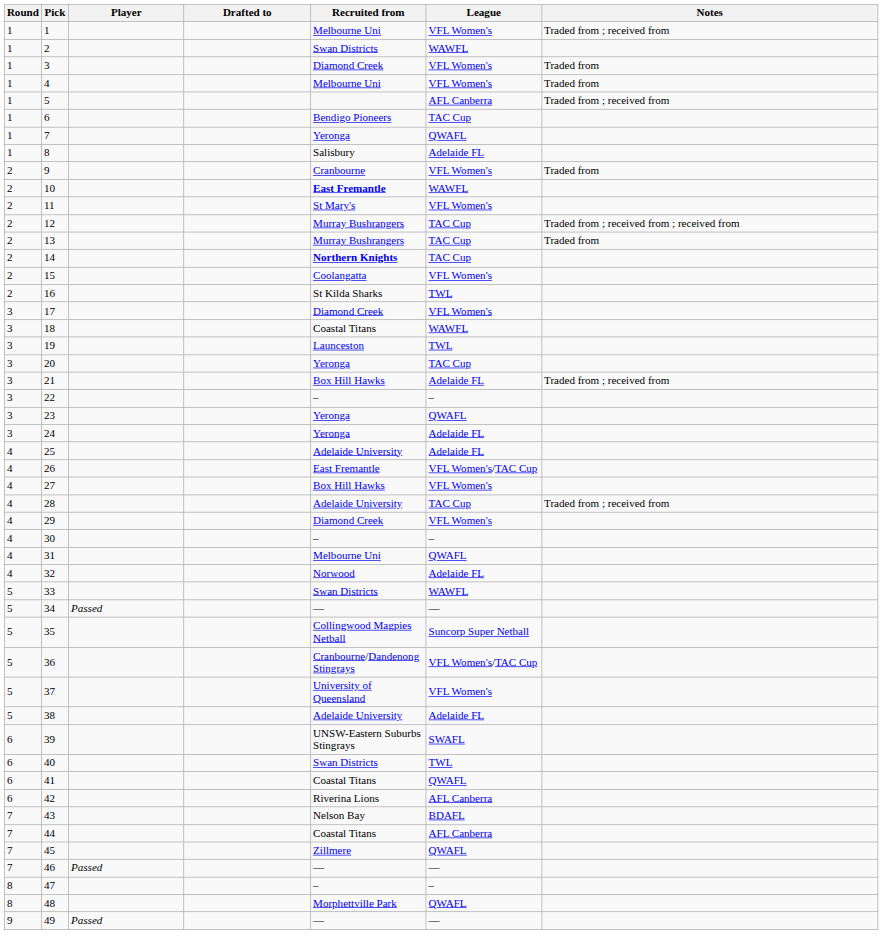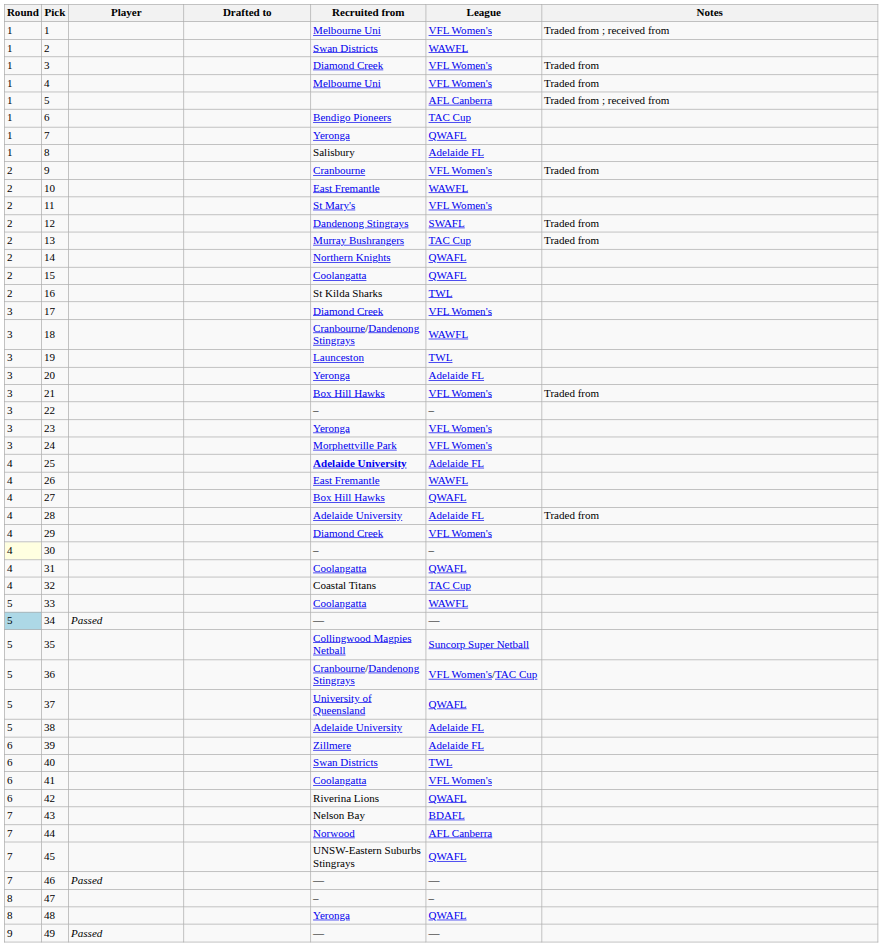(349, 188) bold -> (346, 188) normal
(359, 223) Murray Bushrangers -> (361, 223) Dandenong Stingrays
(450, 223) TAC Cup -> (447, 223) SWAFL
(642, 223) Traded from ; received from ; received from -> (572, 223) Traded from
(355, 258) bold -> (352, 258) normal
(450, 258) TAC Cup -> (448, 258) QWAFL
(460, 275) VFL Women's -> (448, 275) QWAFL
(345, 328) Coastal Titans -> (366, 334) Cranbourne/Dandenong Stingrays
(450, 363) TAC Cup -> (456, 375) Adelaide FL
(456, 380) Adelaide FL -> (460, 393) VFL Women's
(607, 380) Traded from ; received from -> (572, 393) Traded from
(448, 415) QWAFL -> (460, 428) VFL Women's
(332, 433) Yeronga -> (355, 445) Morphettville Park
(456, 433) Adelaide FL -> (460, 445) VFL Women's
(358, 450) normal -> (360, 463) bold
(483, 468) VFL Women's/TAC Cup -> (448, 480) WAWFL
(460, 485) VFL Women's -> (448, 498) QWAFL
(450, 503) TAC Cup -> (456, 515) Adelaide FL
(607, 503) Traded from ; received from -> (572, 515) Traded from
(10, 538) no background -> (10, 550) lightyellow background
(347, 556) Melbourne Uni -> (340, 568) Coolangatta
(334, 573) Norwood -> (345, 585) Coastal Titans
(456, 573) Adelaide FL -> (450, 585) TAC Cup
(345, 591) Swan Districts -> (340, 603) Coolangatta
(10, 608) no background -> (10, 620) lightblue background
(460, 692) VFL Women's -> (448, 704) QWAFL
(367, 739) UNSW-Eastern Suburbs Stingrays -> (332, 745) Zillmere
(447, 739) SWAFL -> (456, 745) Adelaide FL
(345, 780) Coastal Titans -> (340, 780) Coolangatta
(448, 780) QWAFL -> (460, 780) VFL Women's
(460, 798) AFL Canberra -> (448, 798) QWAFL
(345, 833) Coastal Titans -> (334, 833) Norwood
(332, 850) Zillmere -> (367, 857) UNSW-Eastern Suburbs Stingrays
(355, 903) Morphettville Park -> (332, 915) Yeronga
